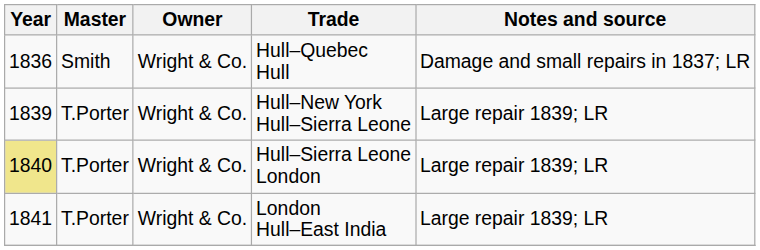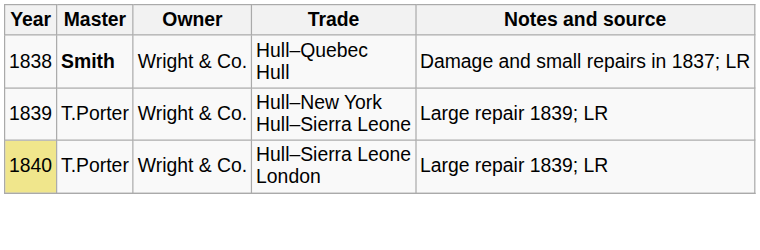(31, 61) 1836 -> (31, 61) 1838
(86, 61) normal -> (88, 61) bold
- row: (321, 218)
